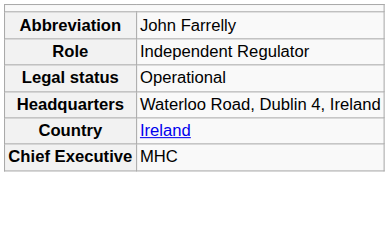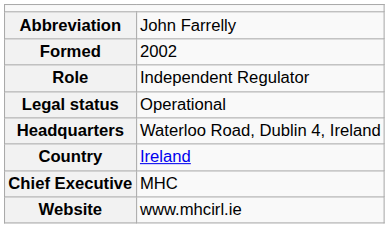+ row: (70, 51)
+ row: (70, 210)
